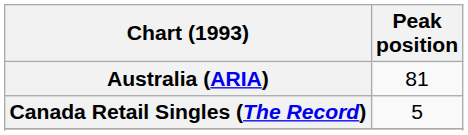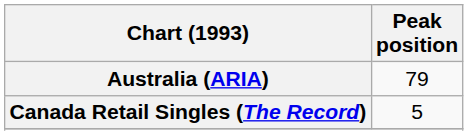(417, 78) 81 -> (417, 78) 79
